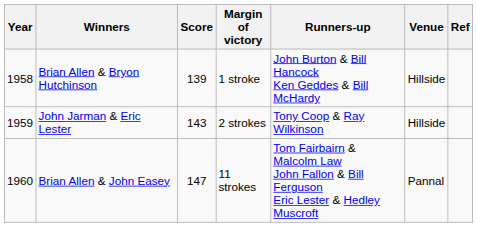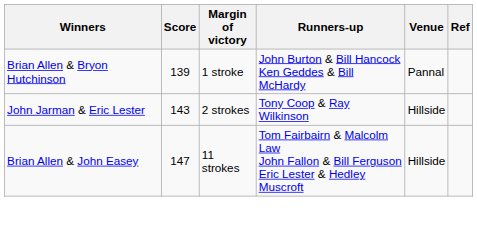- column: (20, 27)
(427, 78) Hillside -> (426, 72) Pannal
(426, 181) Pannal -> (427, 161) Hillside
